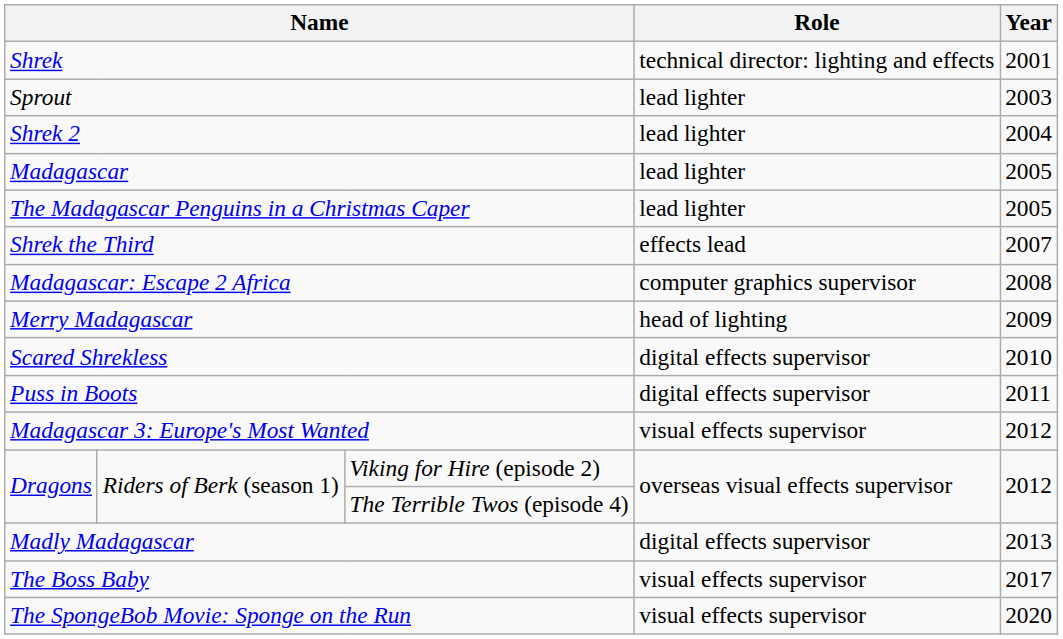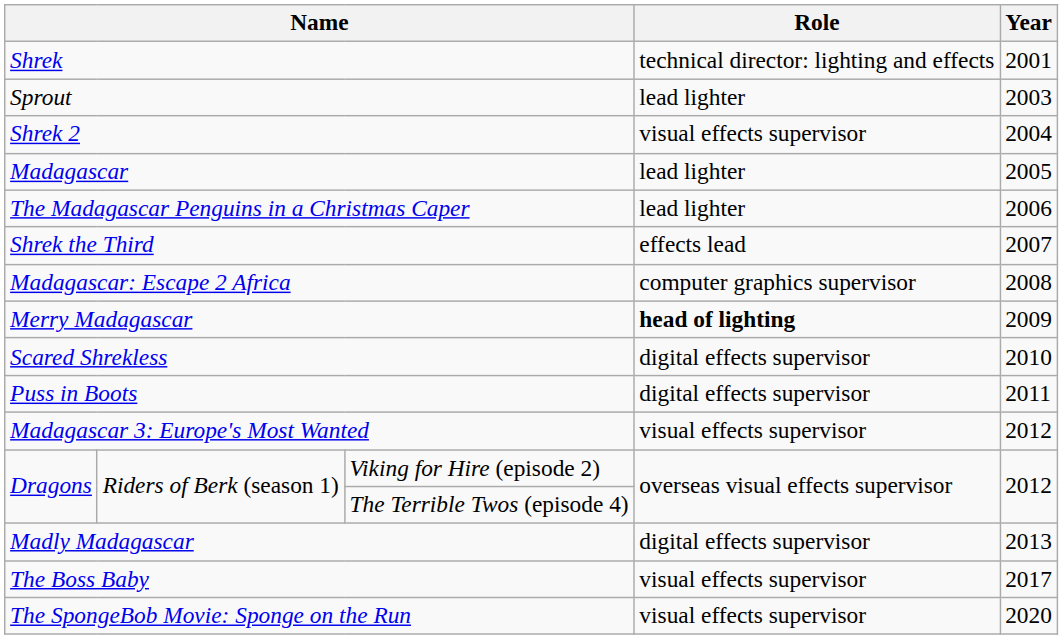(692, 134) lead lighter -> (753, 134) visual effects supervisor
(1029, 208) 2005 -> (1029, 208) 2006
(713, 319) normal -> (717, 319) bold
